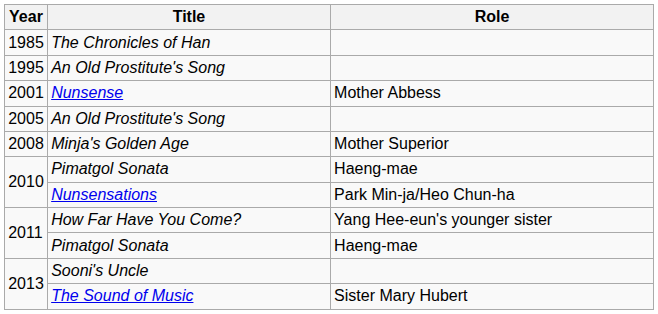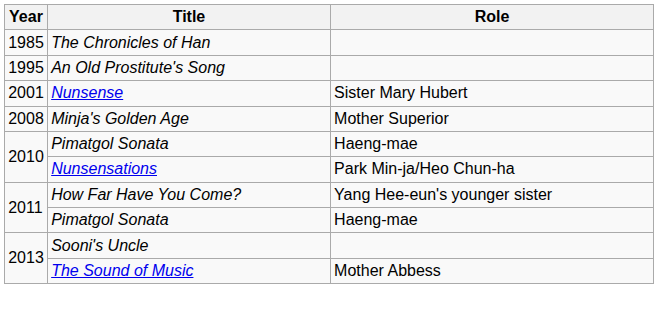(387, 93) Mother Abbess -> (401, 93) Sister Mary Hubert
- row: (26, 118)
(401, 296) Sister Mary Hubert -> (387, 270) Mother Abbess
